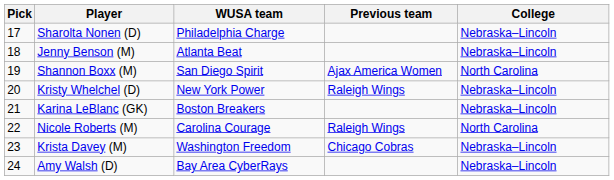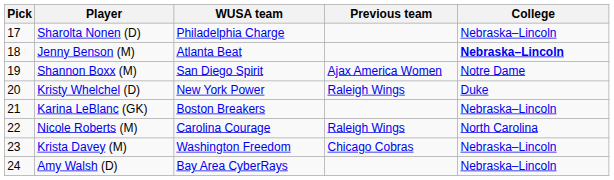(508, 52) normal -> (512, 52) bold
(499, 71) North Carolina -> (493, 71) Notre Dame
(508, 90) Nebraska–Lincoln -> (474, 90) Duke
